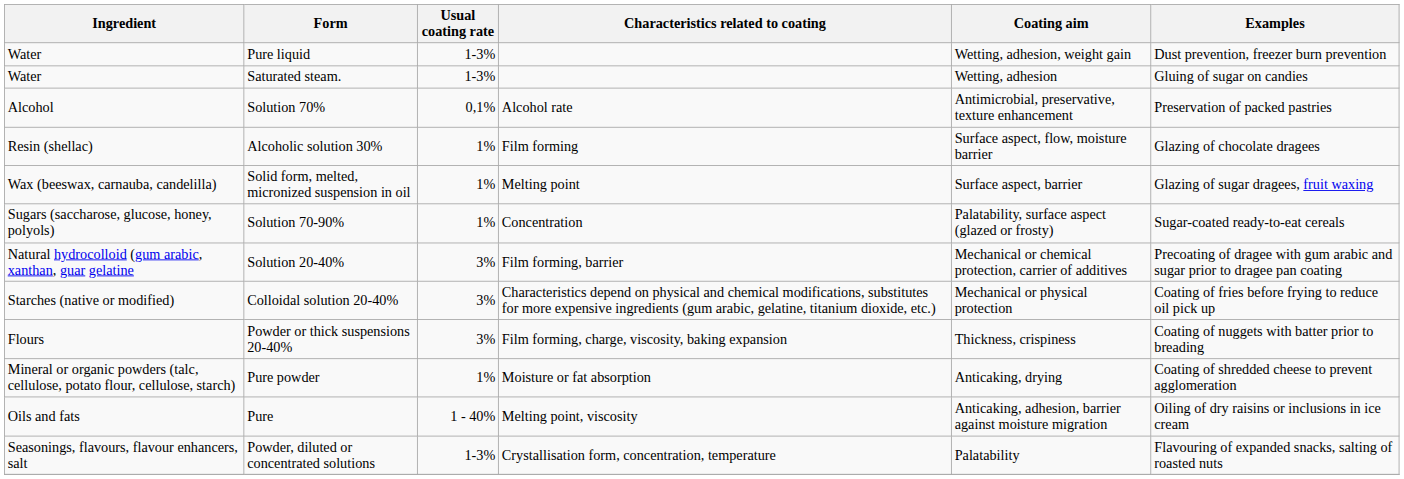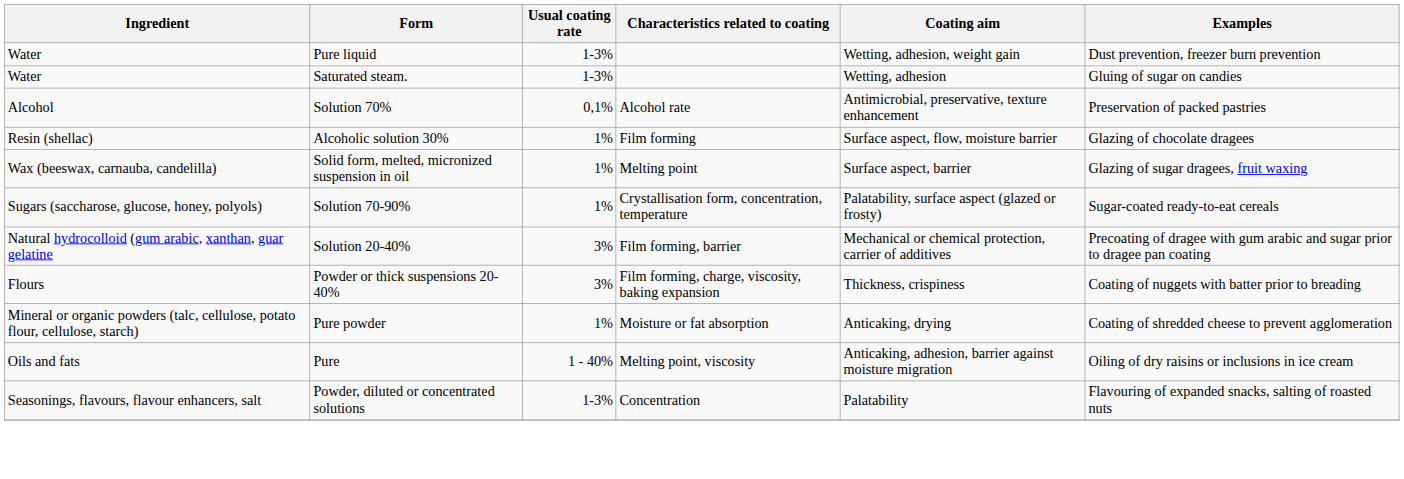(542, 223) Concentration -> (721, 207) Crystallisation form, concentration, temperature
- row: (323, 300)
(639, 455) Crystallisation form, concentration, temperature -> (660, 400) Concentration
